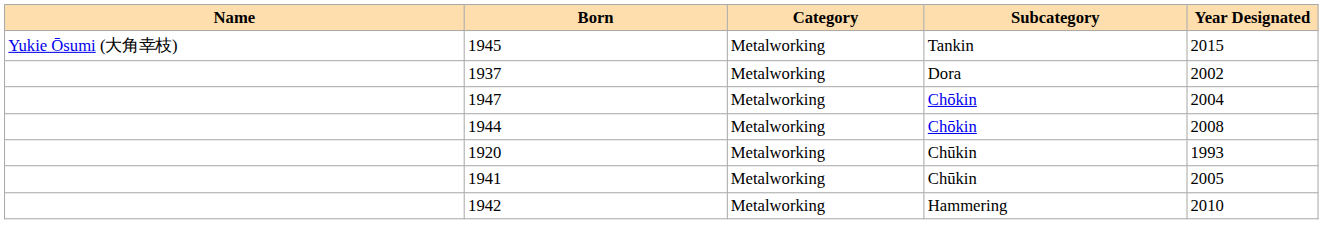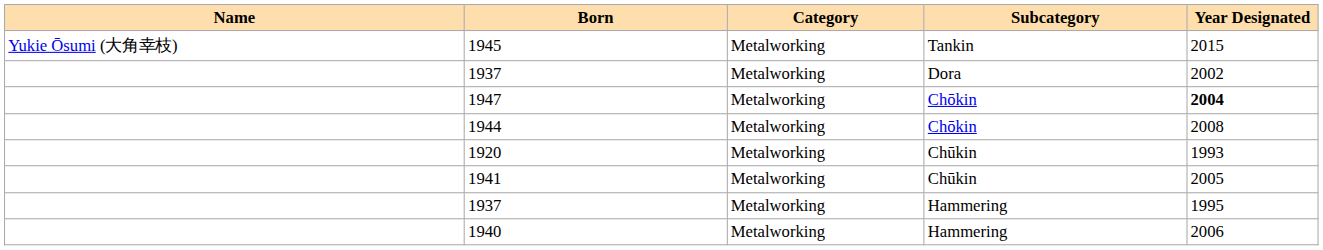(1207, 99) normal -> (1207, 99) bold
+ row: (485, 205)
+ row: (485, 231)
- row: (485, 205)
